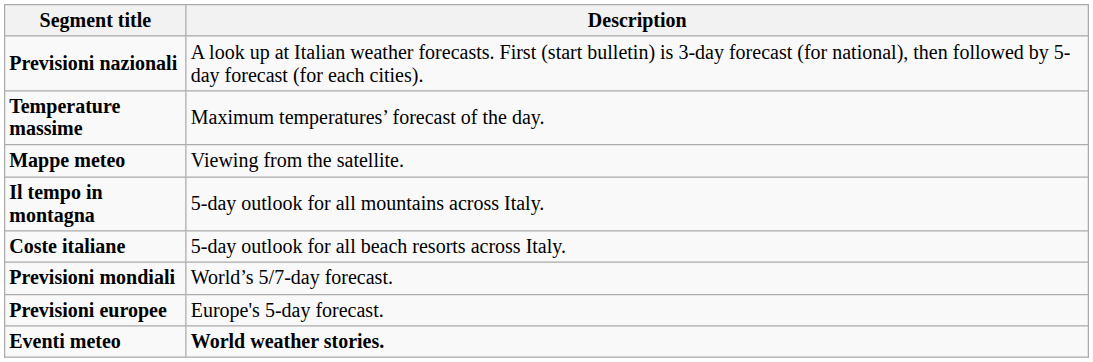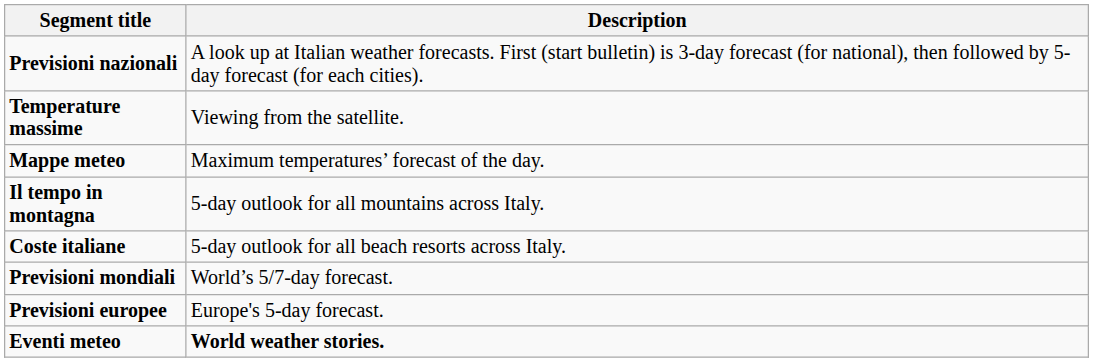(368, 117) Maximum temperatures’ forecast of the day. -> (297, 117) Viewing from the satellite.
(297, 160) Viewing from the satellite. -> (368, 160) Maximum temperatures’ forecast of the day.
